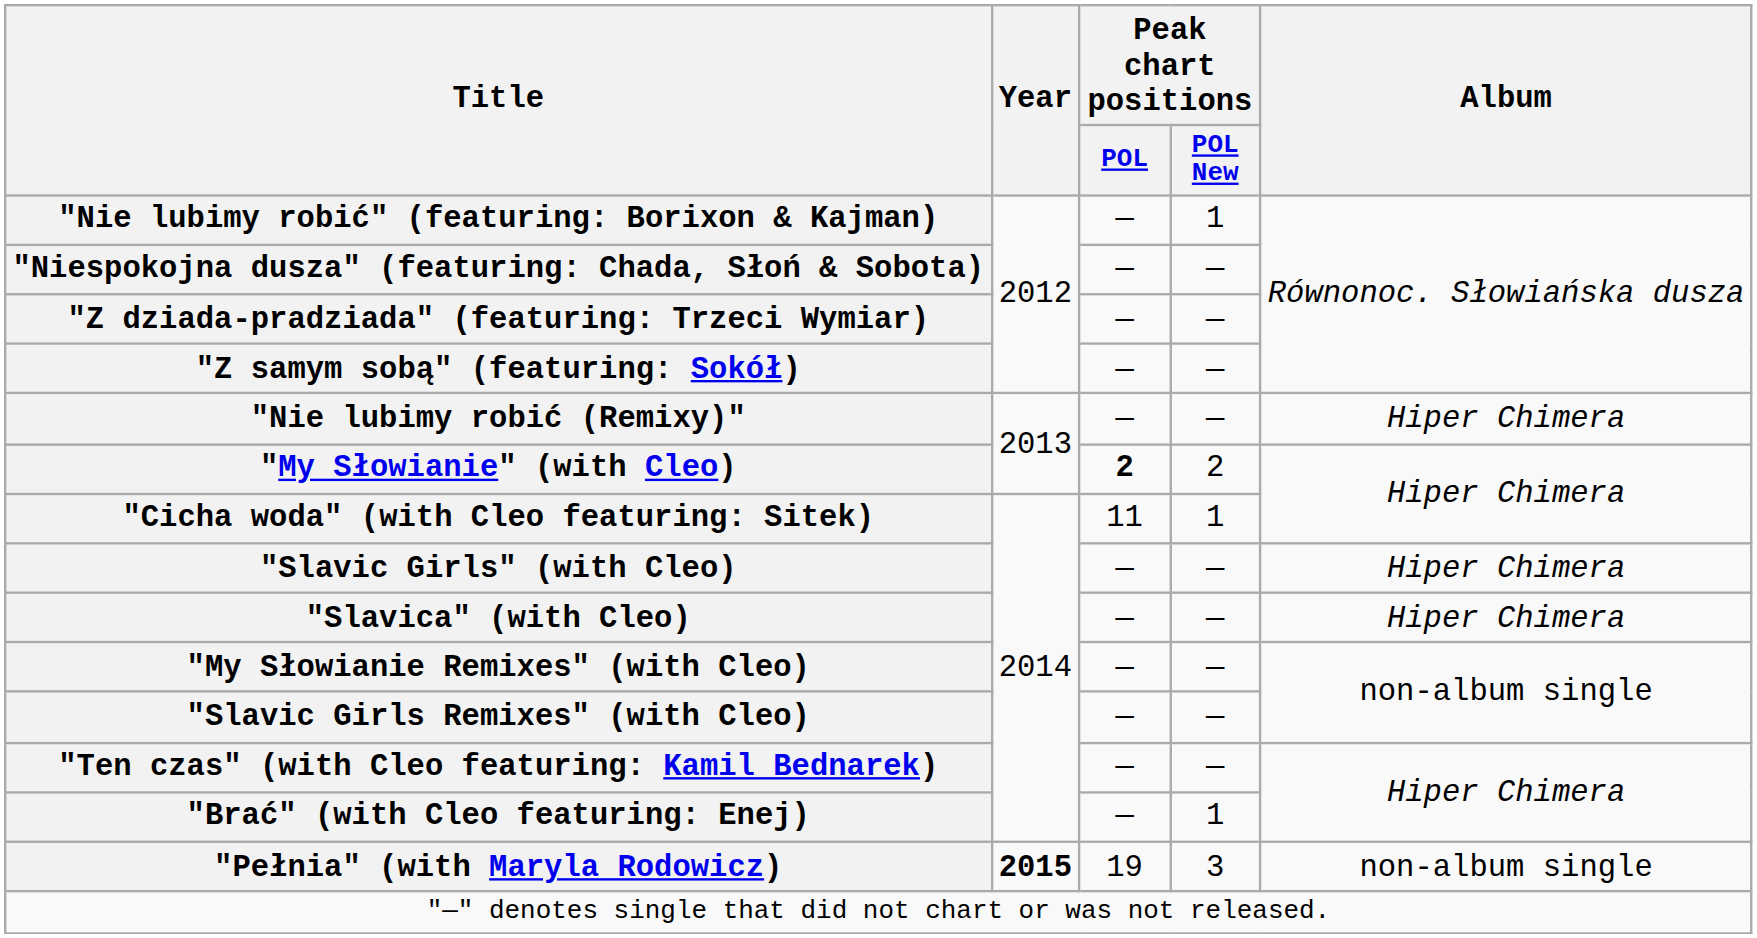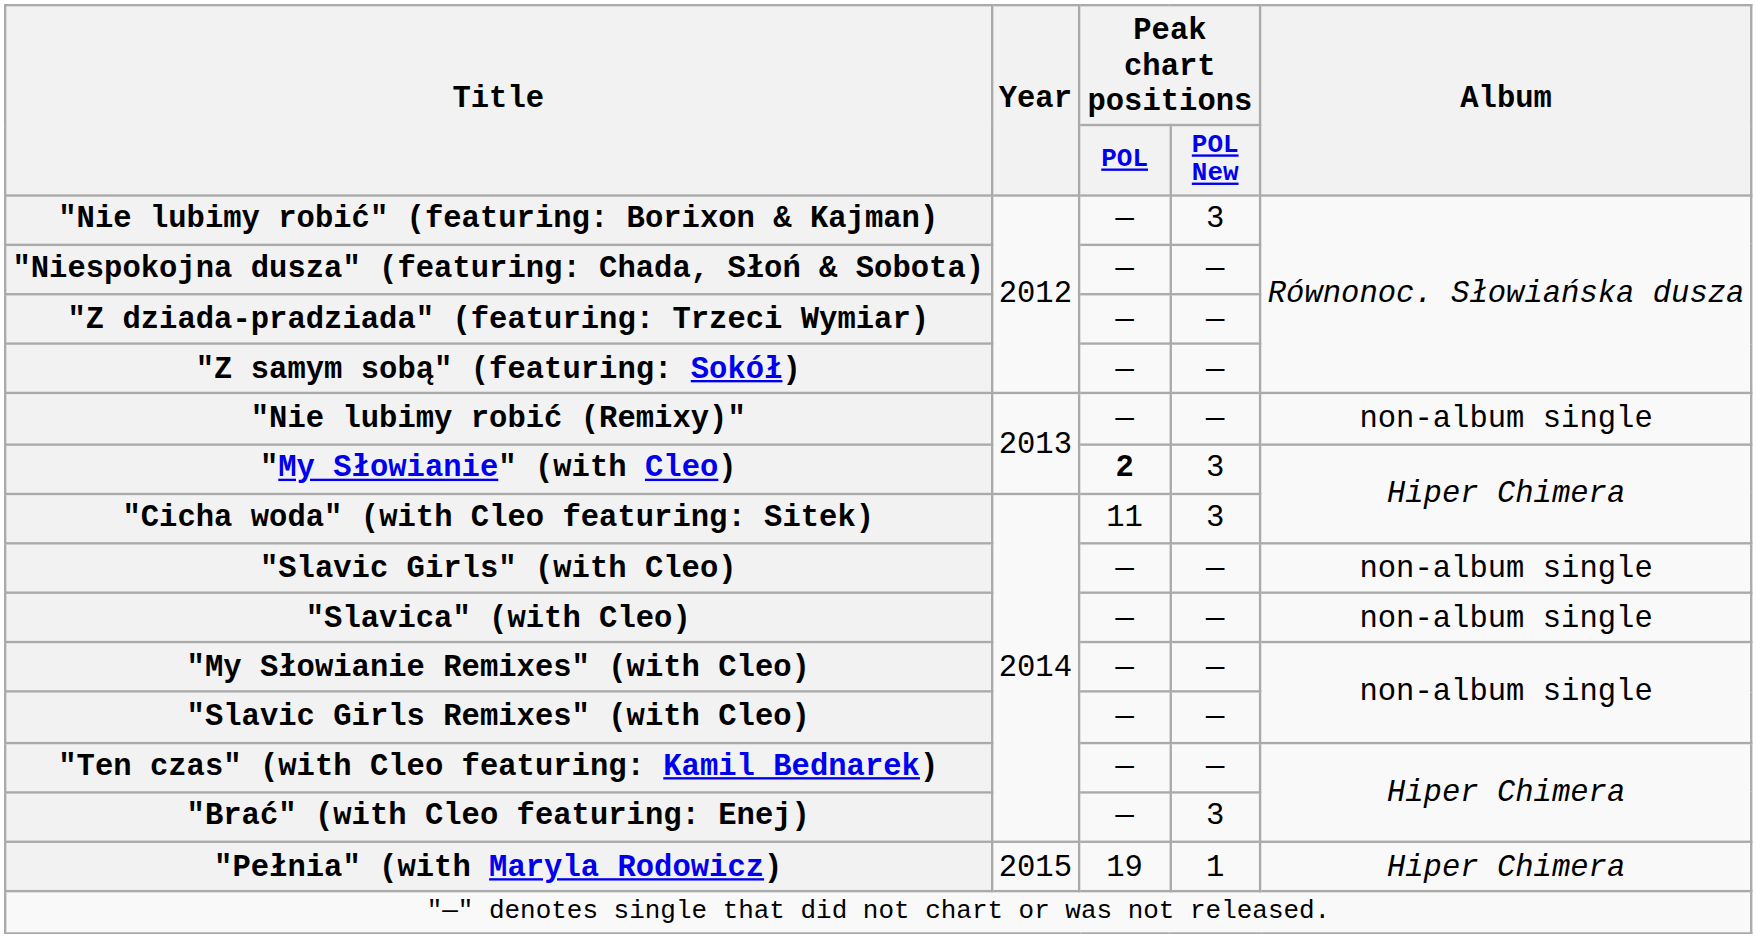(1215, 219) 1 -> (1215, 219) 3
(1506, 419) Hiper Chimera -> (1506, 419) non-album single
(1215, 468) 2 -> (1215, 468) 3
(1215, 518) 1 -> (1215, 518) 3
(1506, 568) Hiper Chimera -> (1506, 568) non-album single
(1506, 618) Hiper Chimera -> (1506, 618) non-album single
(1215, 817) 1 -> (1215, 817) 3
(1035, 867) bold -> (1035, 867) normal
(1215, 867) 3 -> (1215, 867) 1
(1506, 867) non-album single -> (1506, 867) Hiper Chimera
